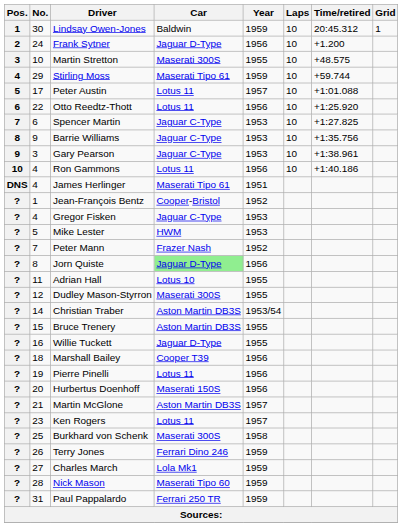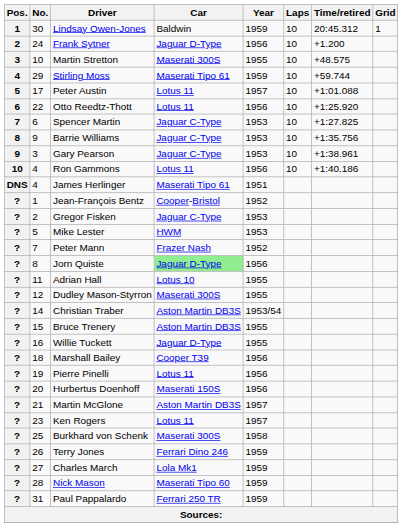(35, 217) 4 -> (35, 217) 2
